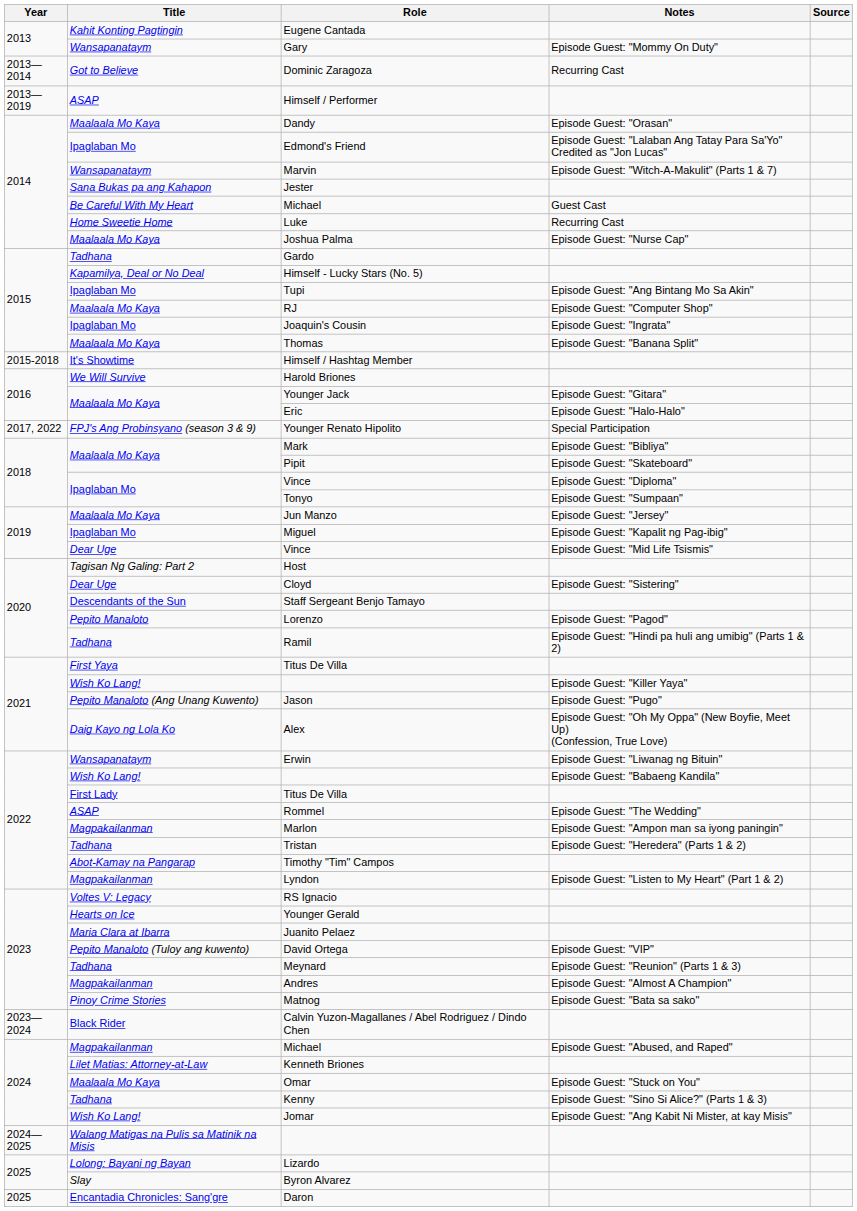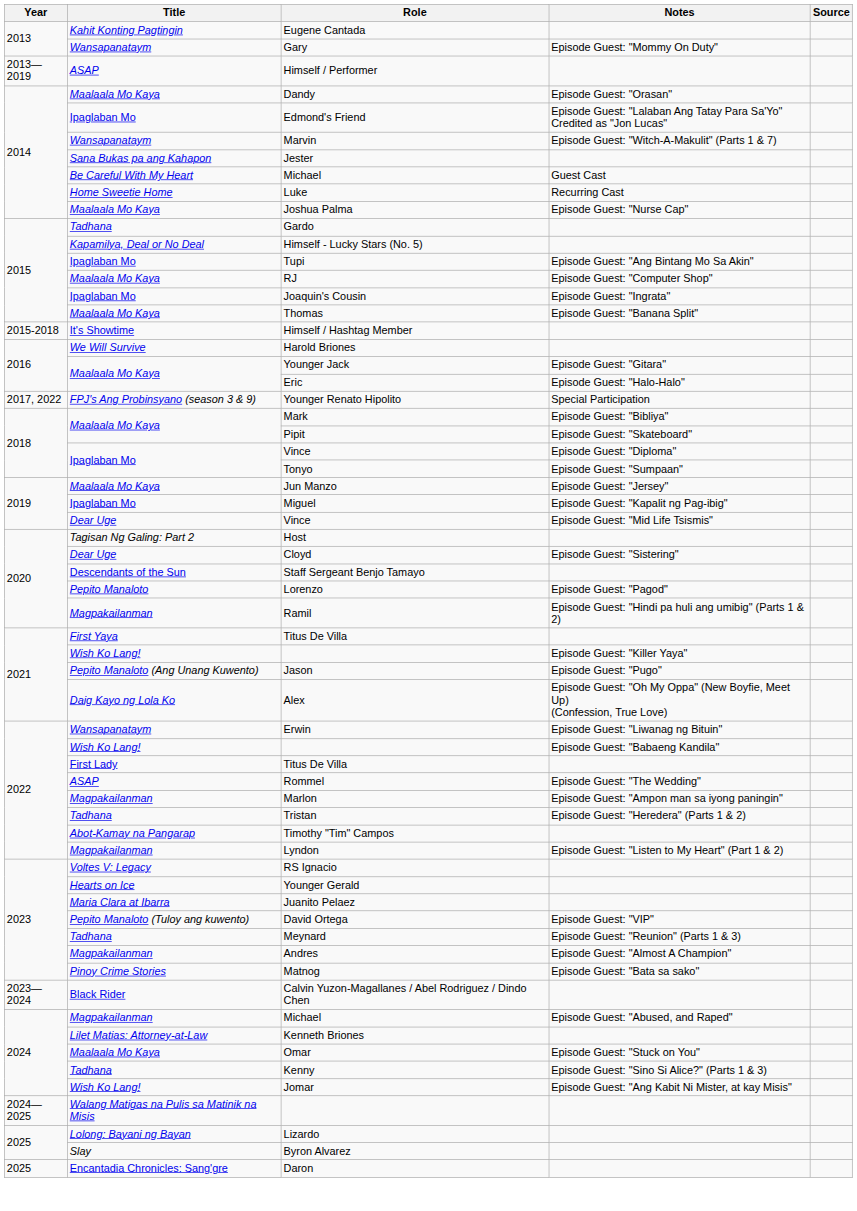- row: (24, 71)
(91, 642) Tadhana -> (111, 613) Magpakailanman
